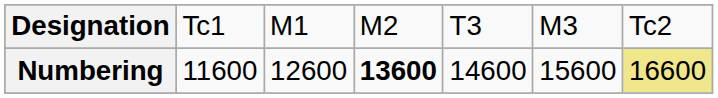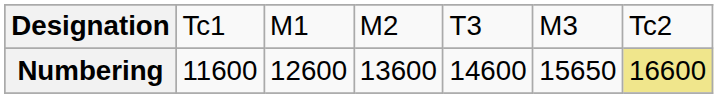(398, 70) bold -> (398, 70) normal
(578, 70) 15600 -> (578, 70) 15650
